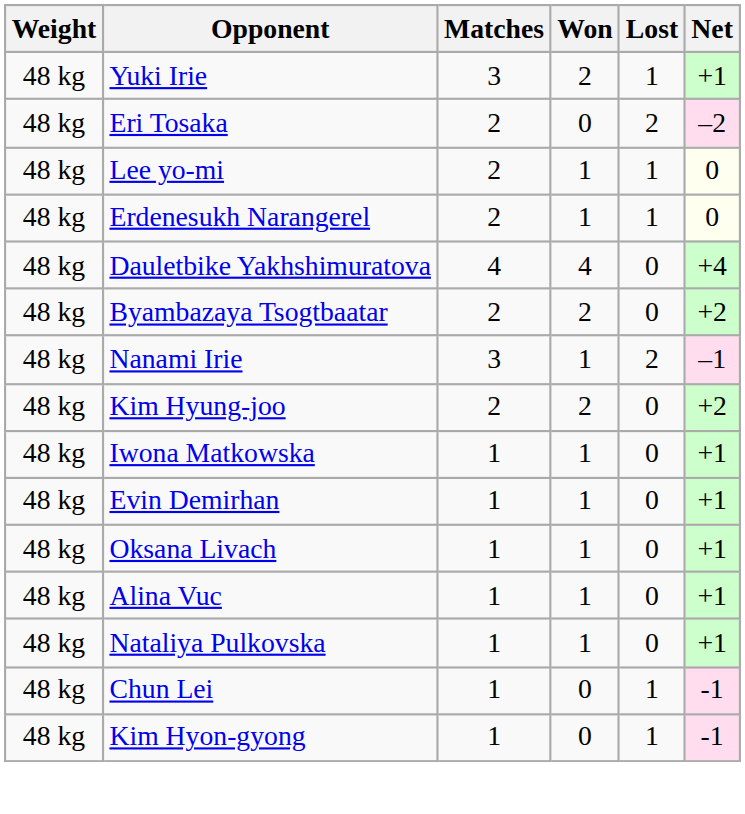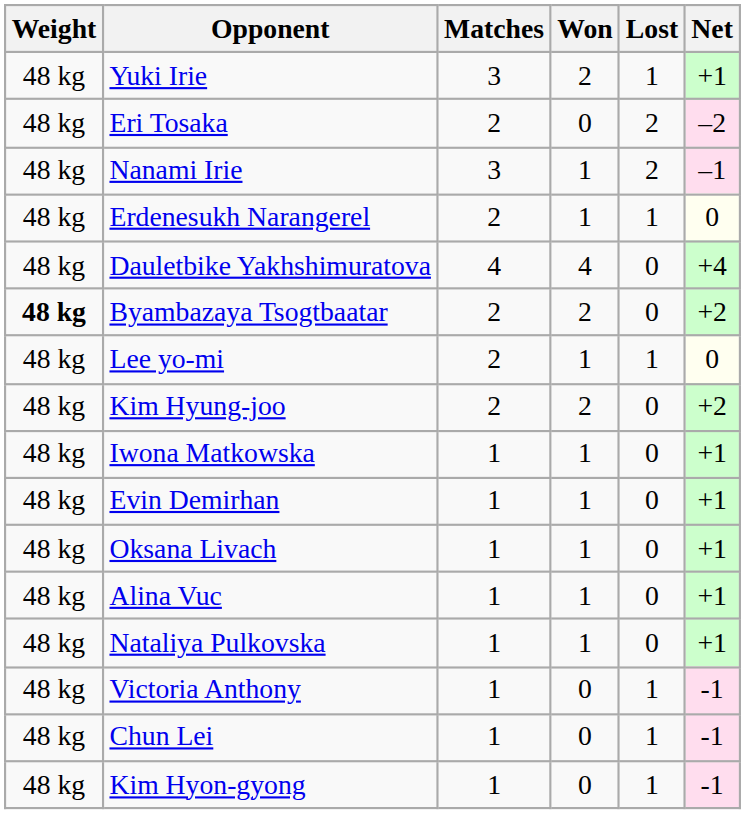rows swapped: (176, 358) <-> (167, 169)
(54, 311) normal -> (54, 311) bold
+ row: (205, 689)
